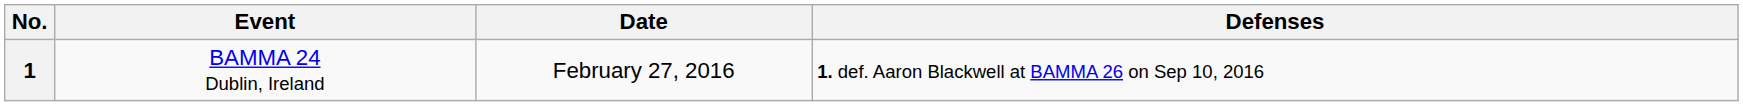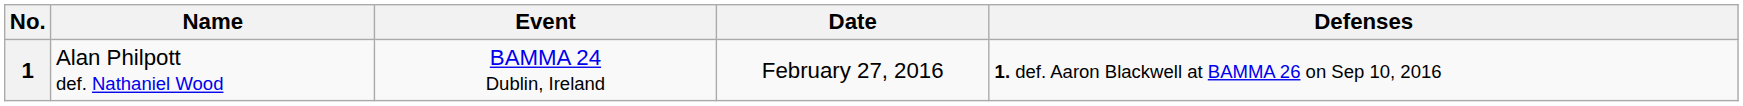+ column: (213, 22)
